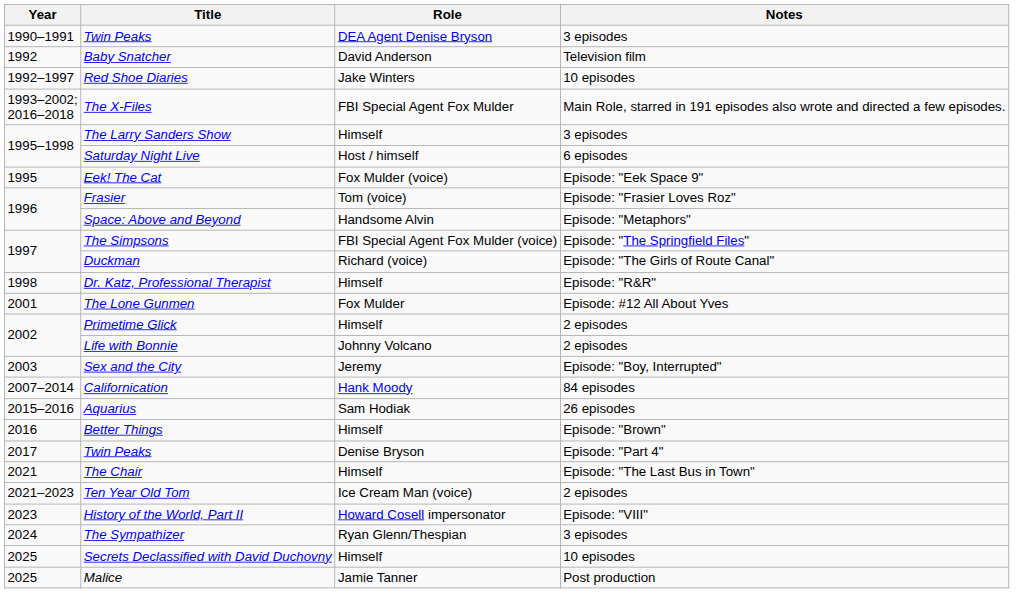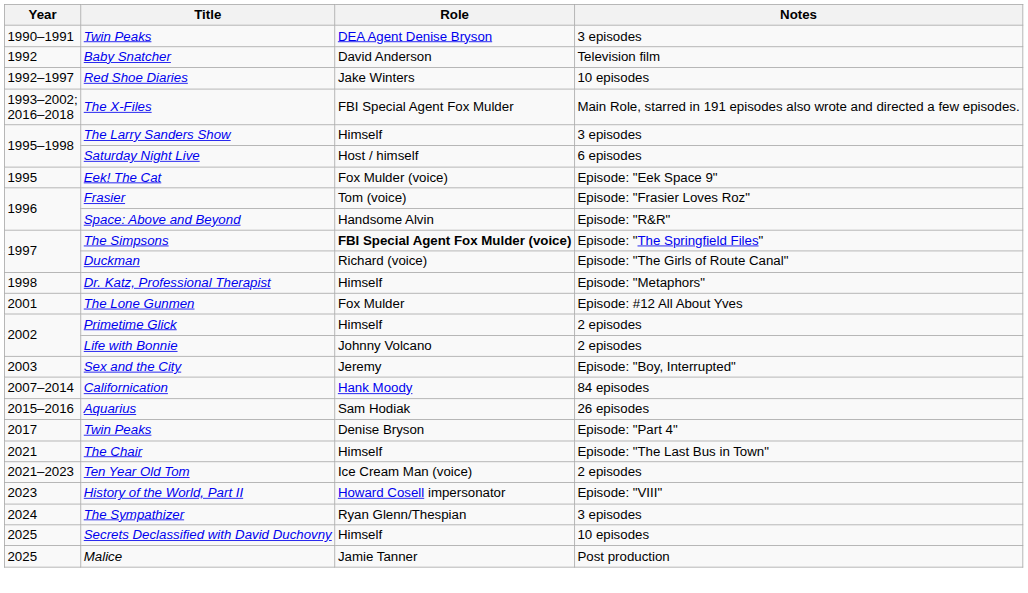(627, 219) Episode: "Metaphors" -> (624, 219) Episode: "R&R"
(447, 240) normal -> (455, 240) bold
(610, 282) Episode: "R&R" -> (641, 282) Episode: "Metaphors"
- row: (22, 430)
